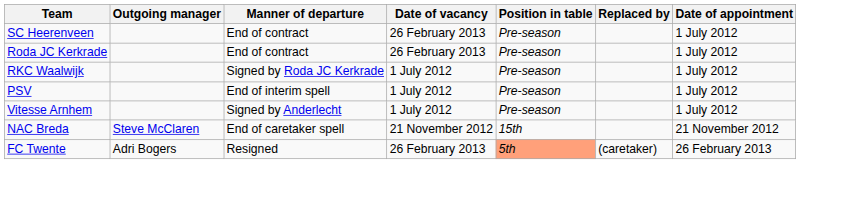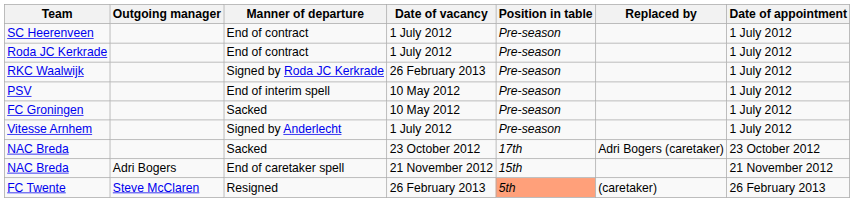(438, 33) 26 February 2013 -> (421, 33) 1 July 2012
(438, 52) 26 February 2013 -> (421, 52) 1 July 2012
(421, 71) 1 July 2012 -> (438, 71) 26 February 2013
(421, 91) 1 July 2012 -> (425, 91) 10 May 2012
+ row: (45, 110)
+ row: (38, 149)
(156, 129) Steve McClaren -> (145, 168) Adri Bogers
(145, 149) Adri Bogers -> (156, 187) Steve McClaren
